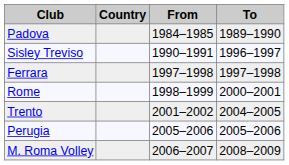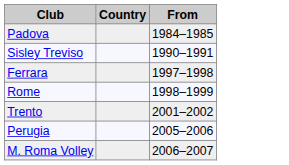- column: (250, 14)
